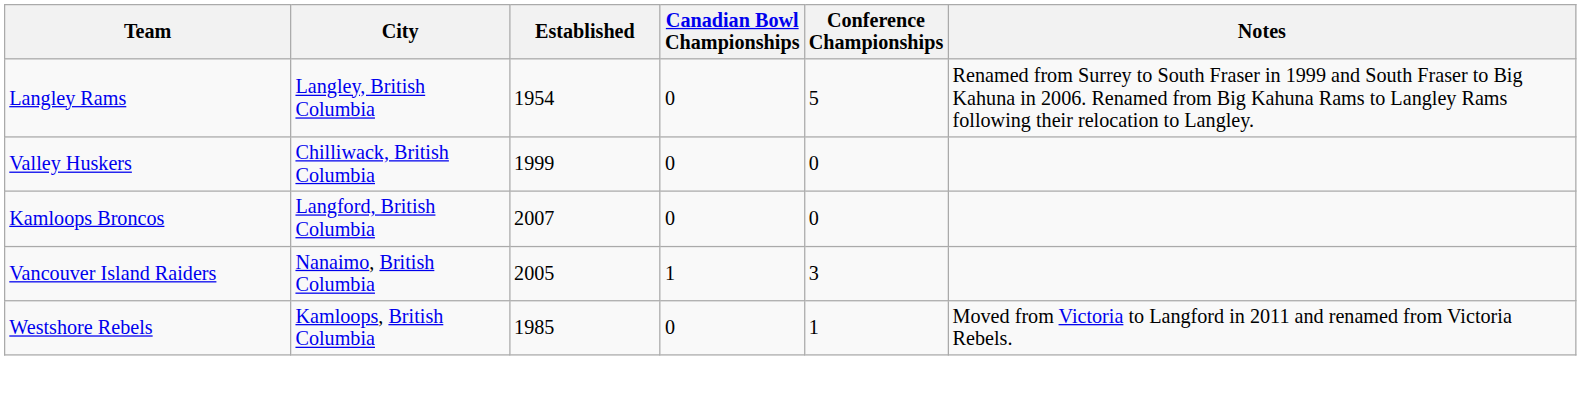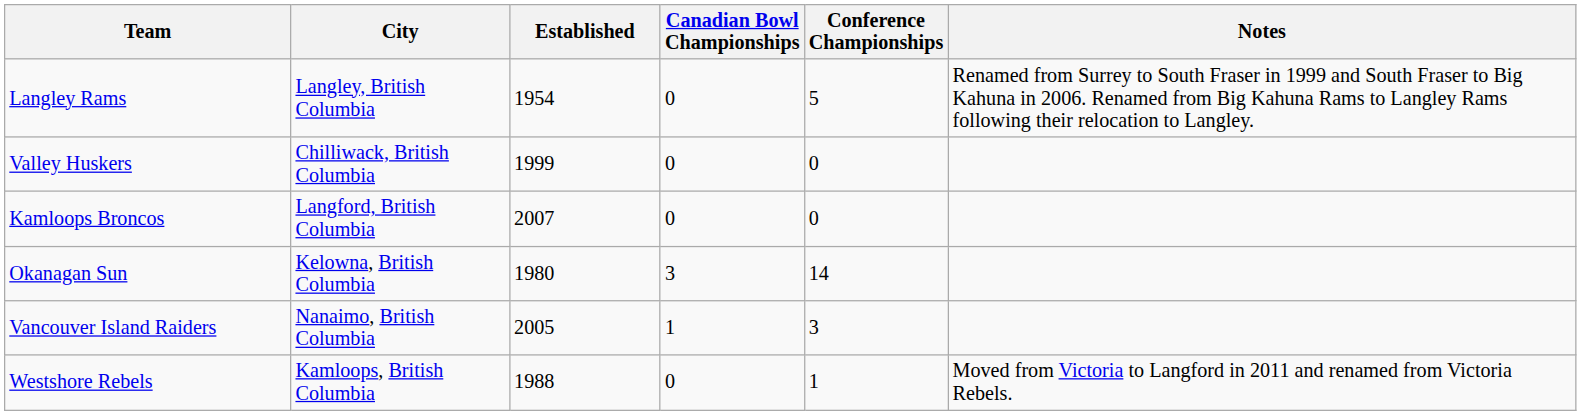+ row: (68, 273)
(534, 327) 1985 -> (534, 382) 1988
